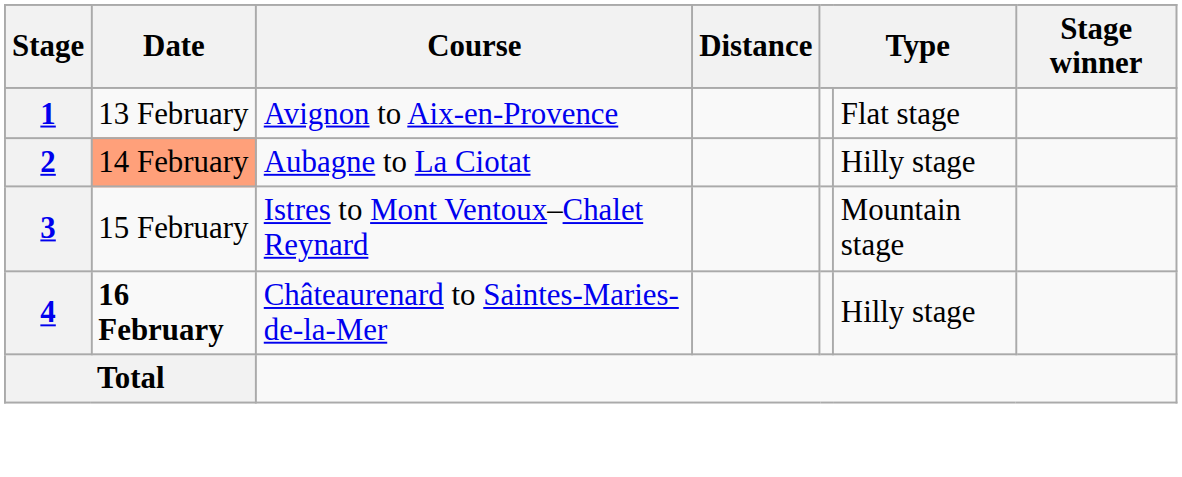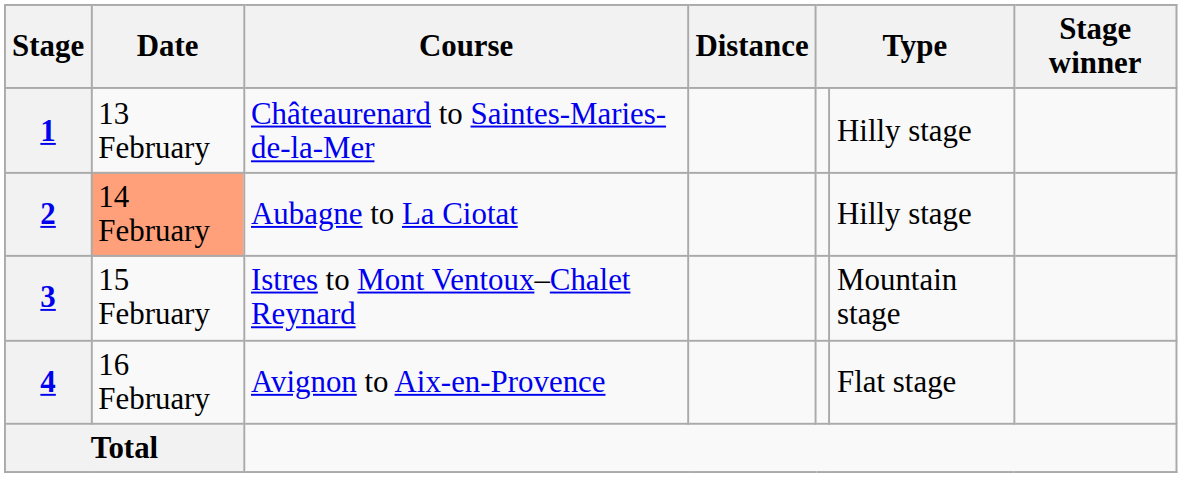(441, 112) Avignon to Aix-en-Provence -> (459, 130) Châteaurenard to Saintes-Maries-de-la-Mer
(900, 112) Flat stage -> (904, 130) Hilly stage
(161, 311) bold -> (154, 381) normal
(471, 311) Châteaurenard to Saintes-Maries-de-la-Mer -> (428, 381) Avignon to Aix-en-Provence
(908, 311) Hilly stage -> (897, 381) Flat stage
